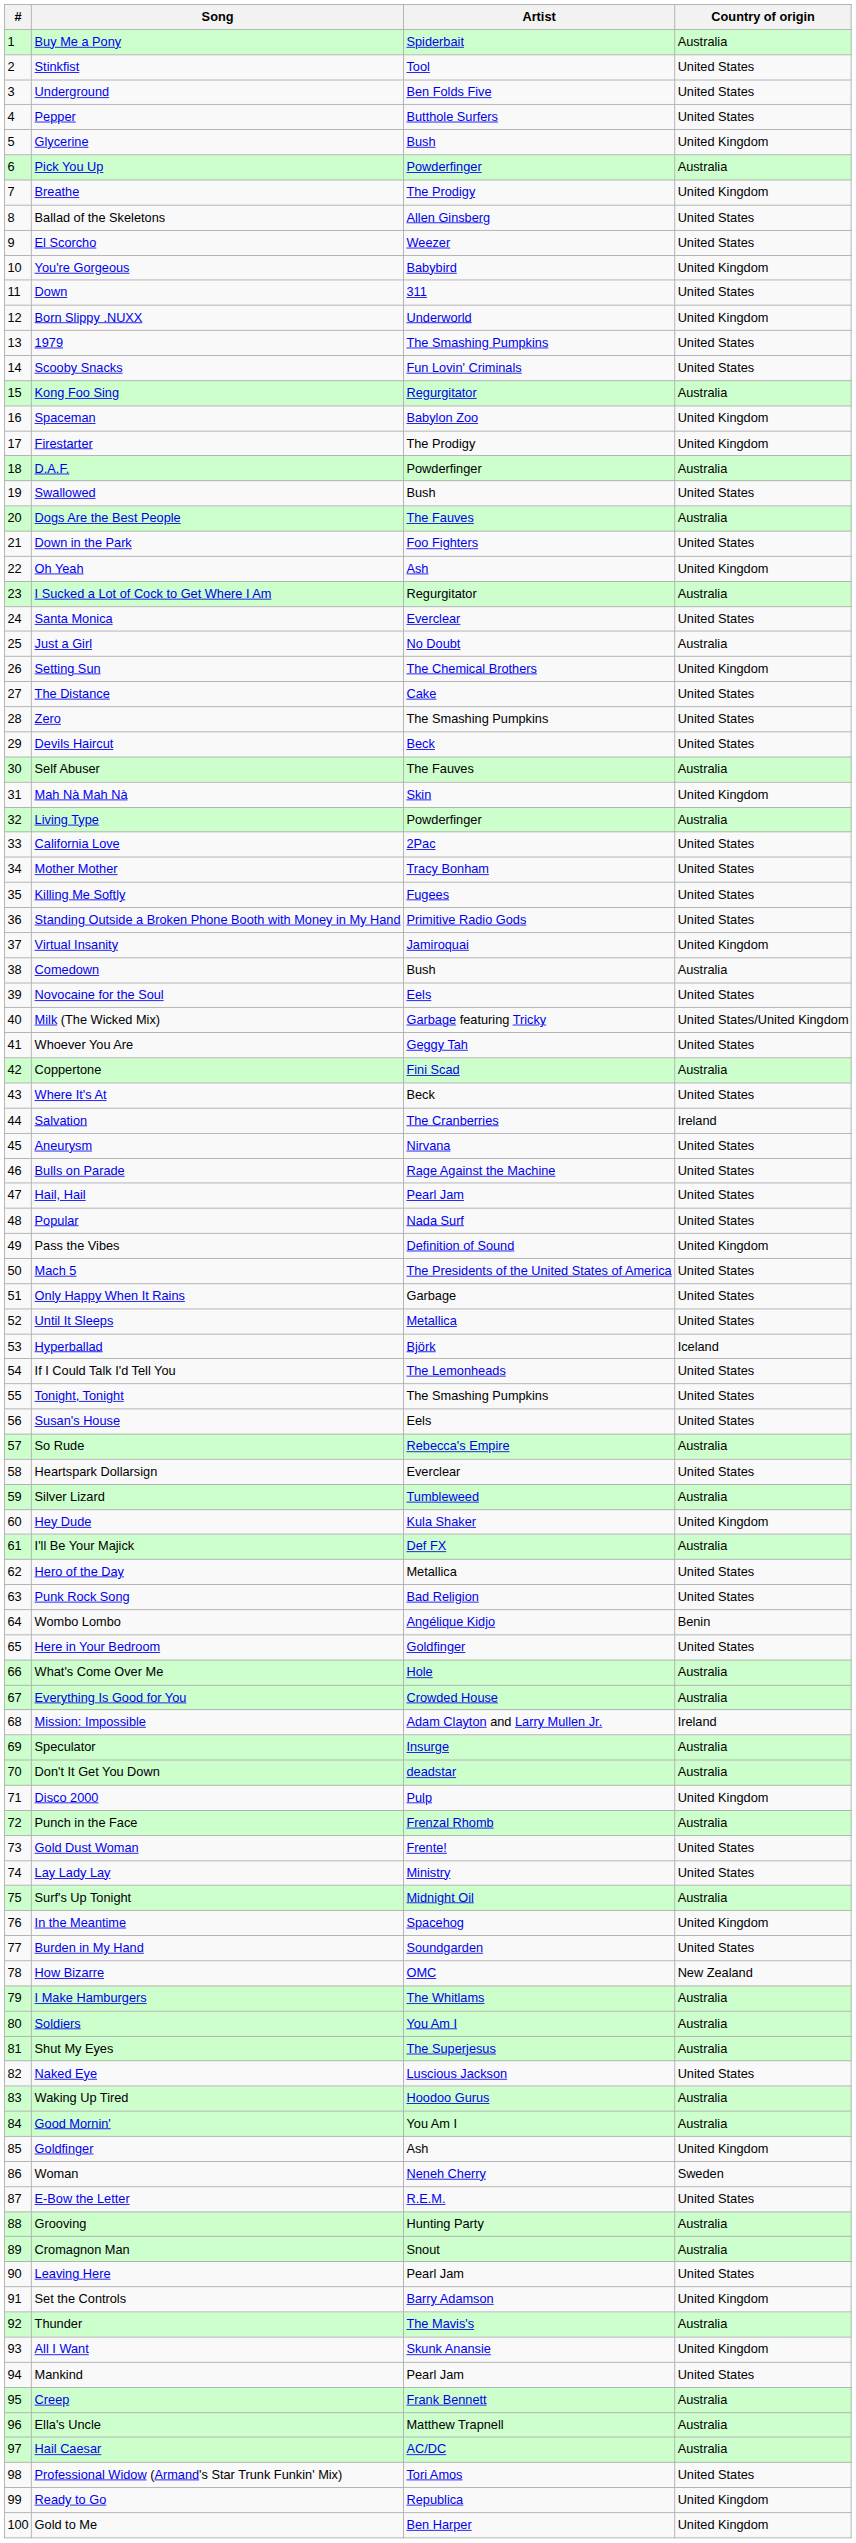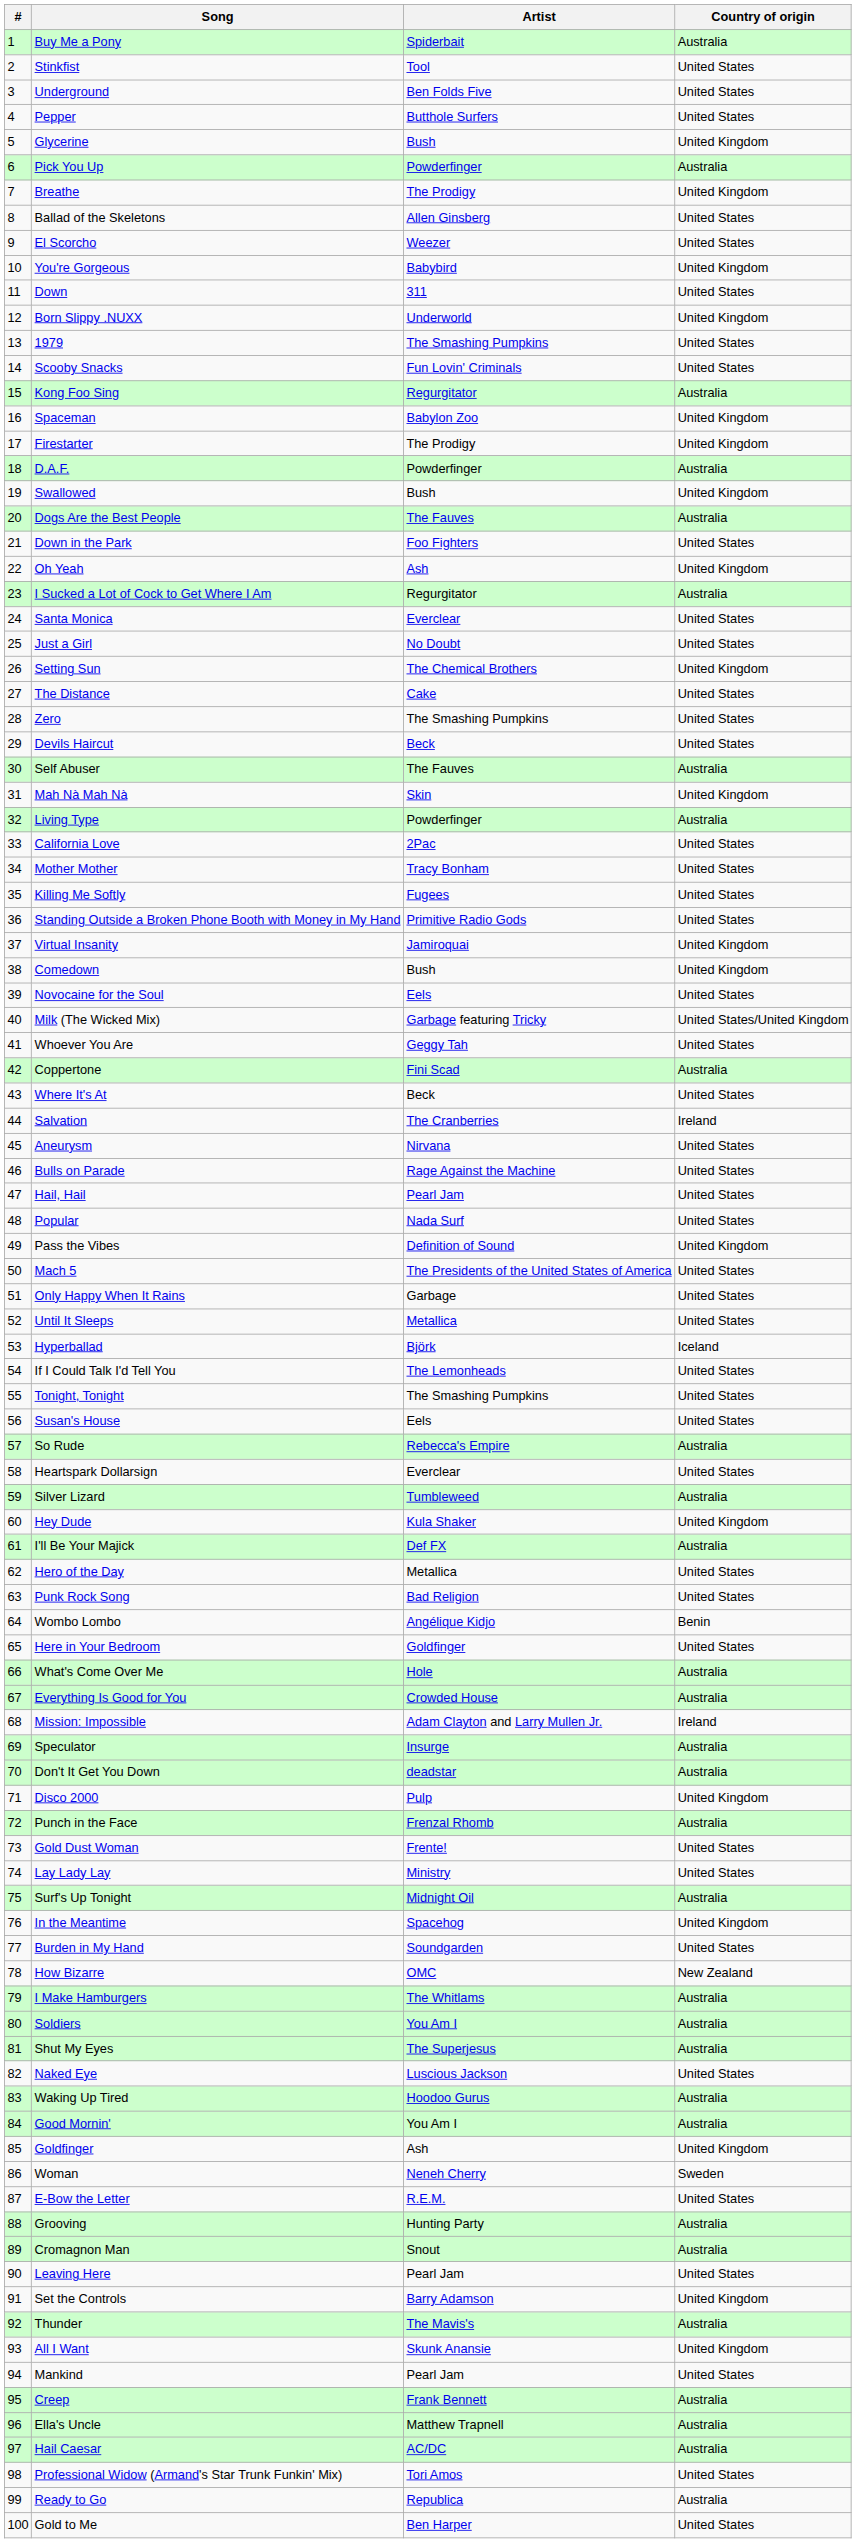(716, 493) United States -> (723, 493) United Kingdom
(702, 643) Australia -> (716, 643) United States
(702, 970) Australia -> (723, 970) United Kingdom
(723, 2499) United Kingdom -> (702, 2499) Australia
(723, 2525) United Kingdom -> (716, 2525) United States
